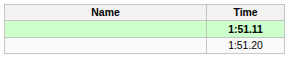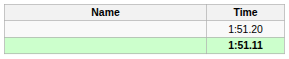rows swapped: (246, 29) <-> (246, 45)
